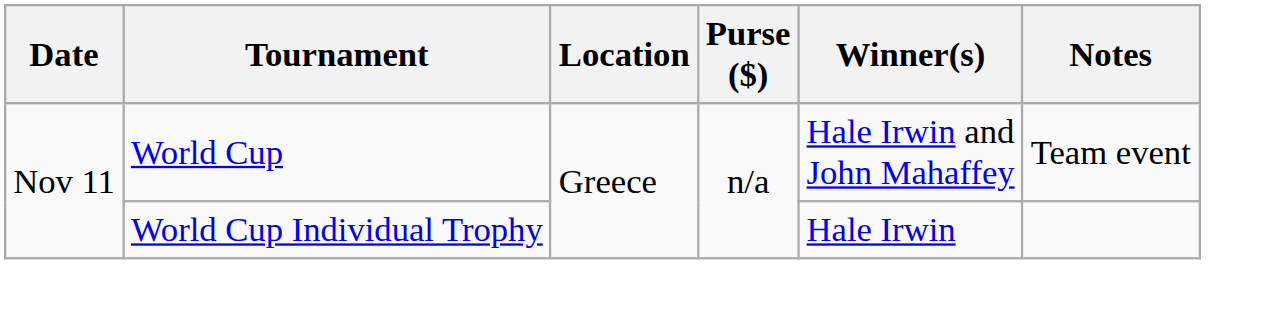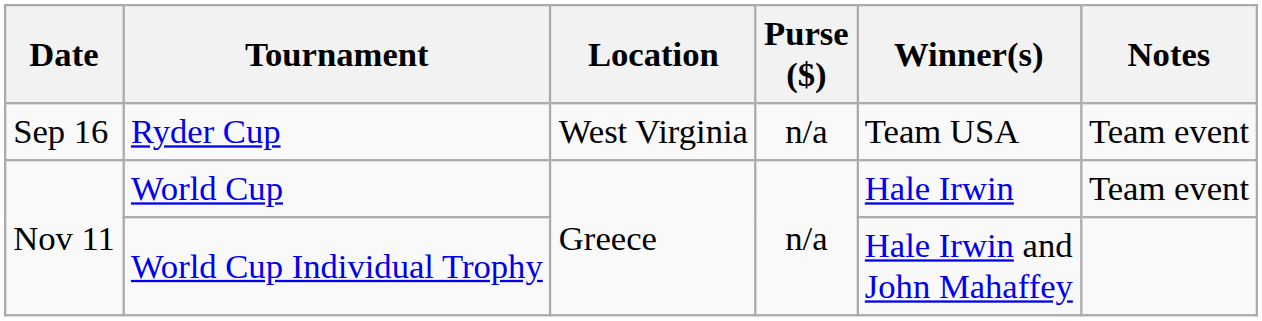+ row: (206, 131)
(911, 151) Hale Irwin and John Mahaffey -> (939, 188) Hale Irwin
(881, 229) Hale Irwin -> (969, 266) Hale Irwin and John Mahaffey
